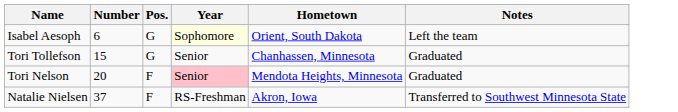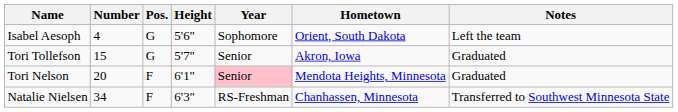+ column: (193, 14)
(97, 35) 6 -> (97, 35) 4
(204, 35) lightyellow background -> (248, 35) no background
(313, 55) Chanhassen, Minnesota -> (328, 55) Akron, Iowa
(100, 96) 37 -> (100, 96) 34
(284, 96) Akron, Iowa -> (357, 96) Chanhassen, Minnesota
